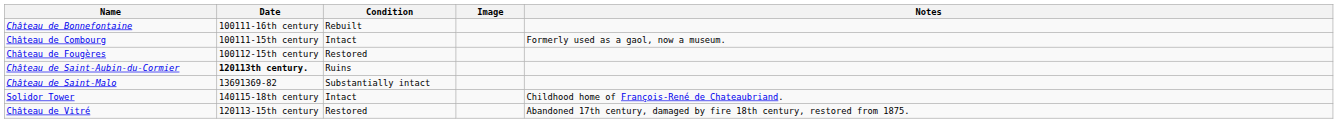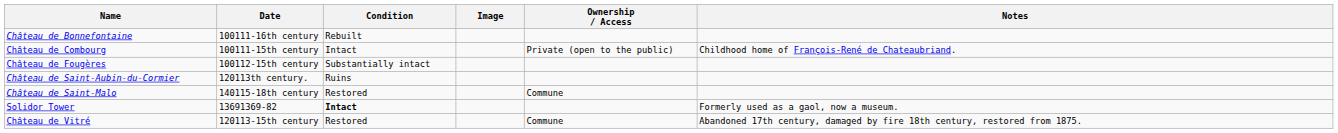+ column: (611, 16)
(626, 40) Formerly used as a gaol, now a museum. -> (828, 50) Childhood home of François-René de Chateaubriand.
(346, 54) Restored -> (378, 64) Substantially intact
(264, 68) bold -> (264, 78) normal
(248, 82) 13691369-82 -> (269, 92) 140115-18th century
(378, 82) Substantially intact -> (346, 92) Restored
(269, 97) 140115-18th century -> (248, 107) 13691369-82
(341, 97) normal -> (341, 107) bold
(655, 97) Childhood home of François-René de Chateaubriand. -> (799, 107) Formerly used as a gaol, now a museum.
